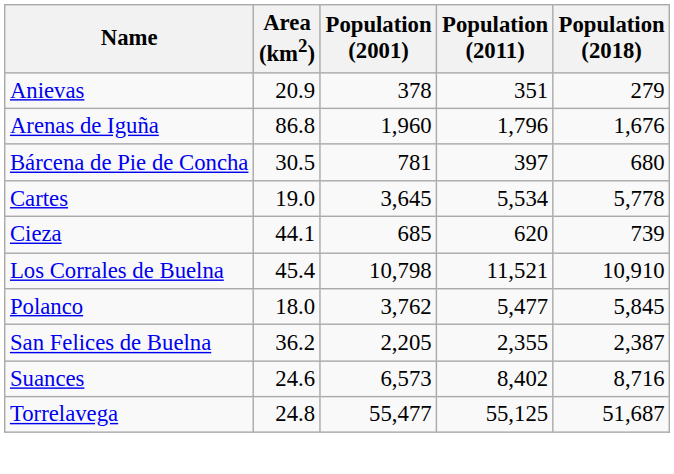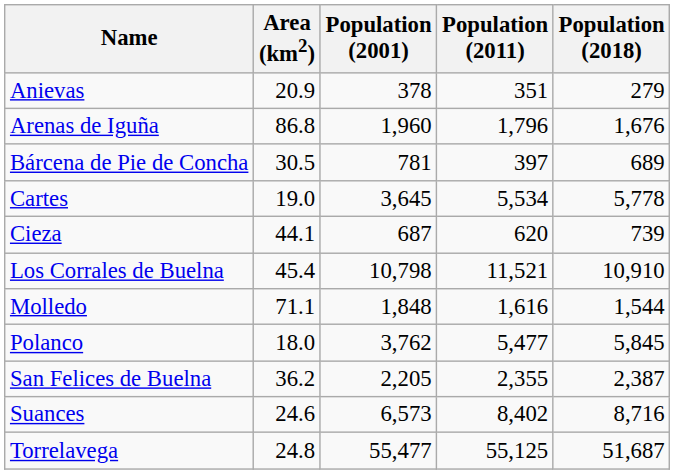(648, 162) 680 -> (648, 162) 689
(415, 234) 685 -> (415, 234) 687
+ row: (48, 306)
